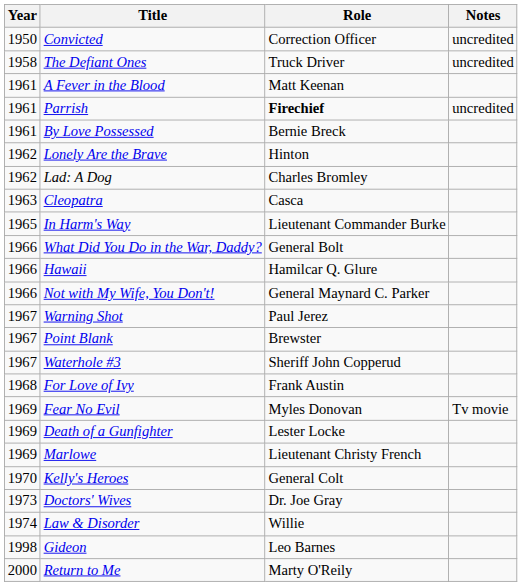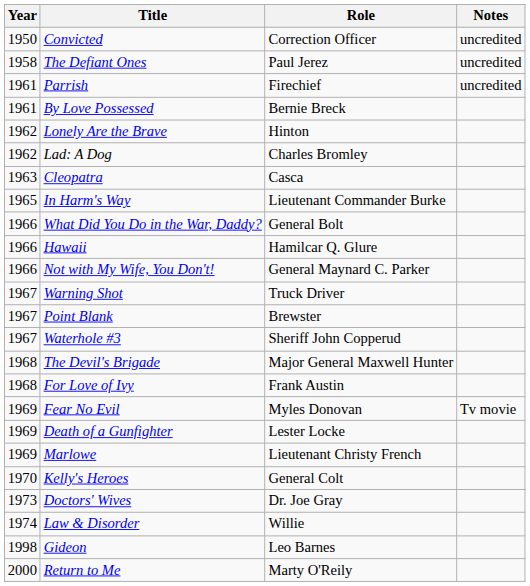(306, 62) Truck Driver -> (298, 62) Paul Jerez
- row: (104, 85)
(296, 108) bold -> (295, 85) normal
(298, 316) Paul Jerez -> (306, 293) Truck Driver
+ row: (102, 362)
